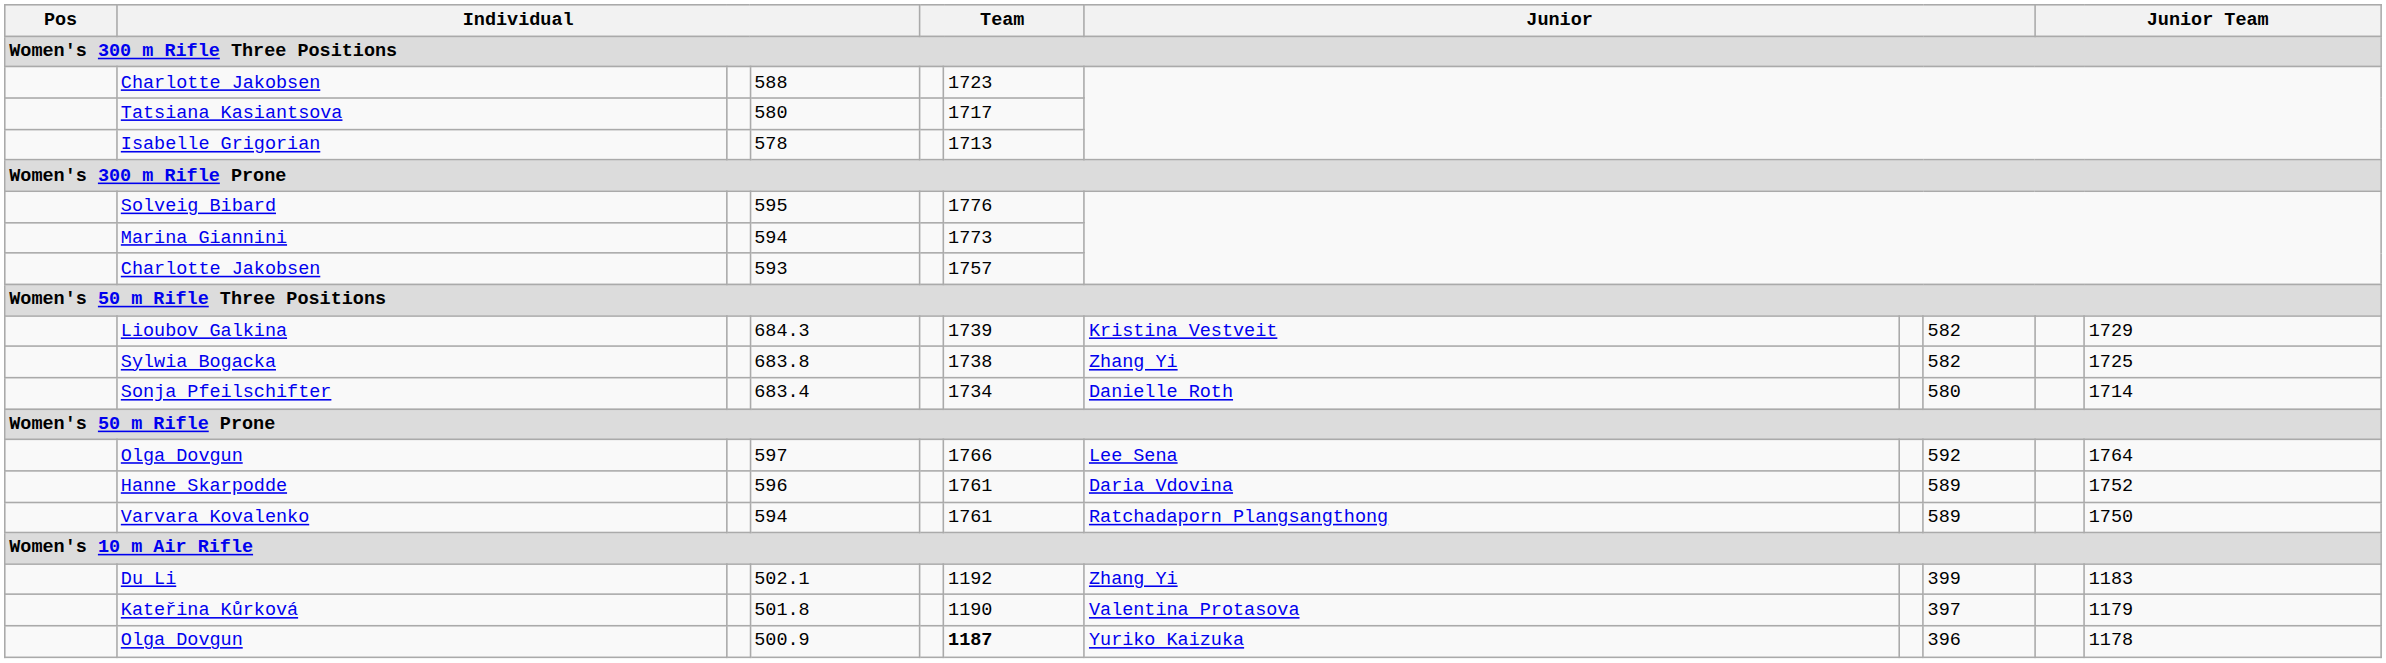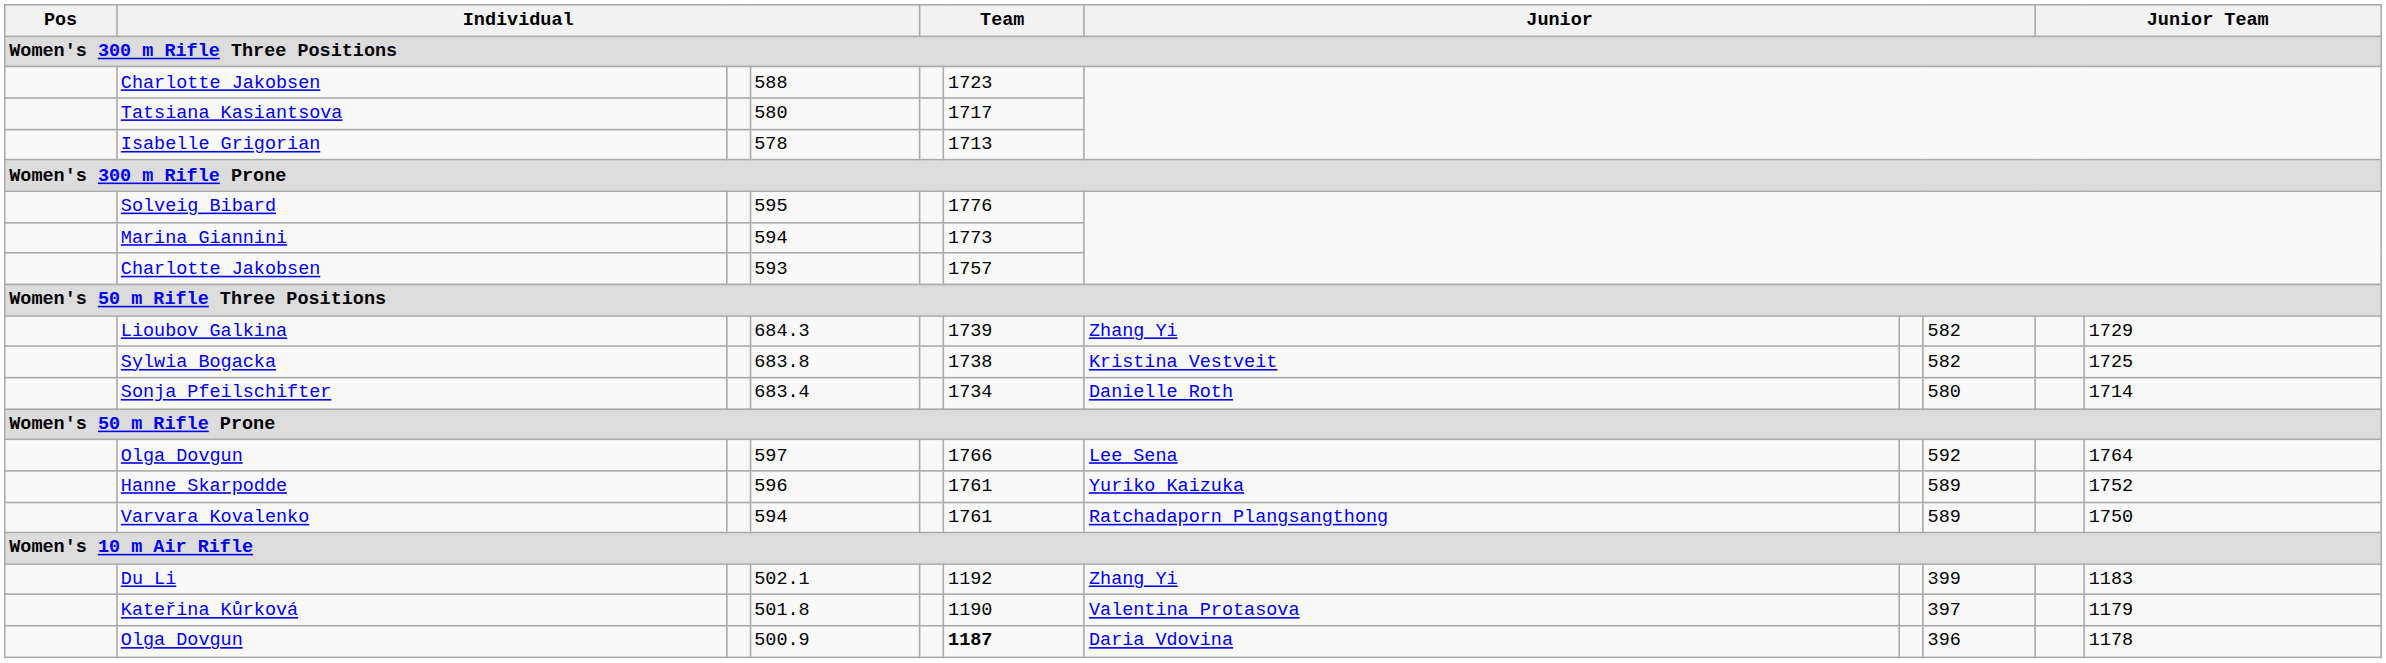(1183, 331) Kristina Vestveit -> (1133, 331) Zhang Yi
(1133, 362) Zhang Yi -> (1183, 362) Kristina Vestveit
(1161, 486) Daria Vdovina -> (1167, 486) Yuriko Kaizuka
(1167, 641) Yuriko Kaizuka -> (1161, 641) Daria Vdovina
